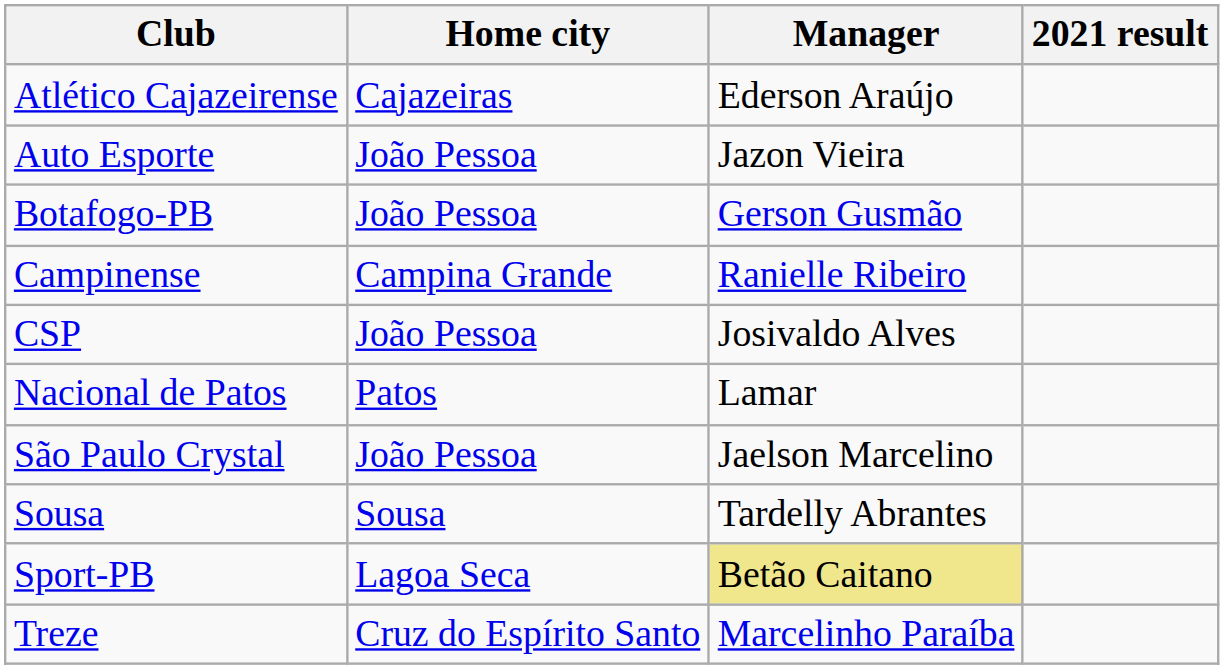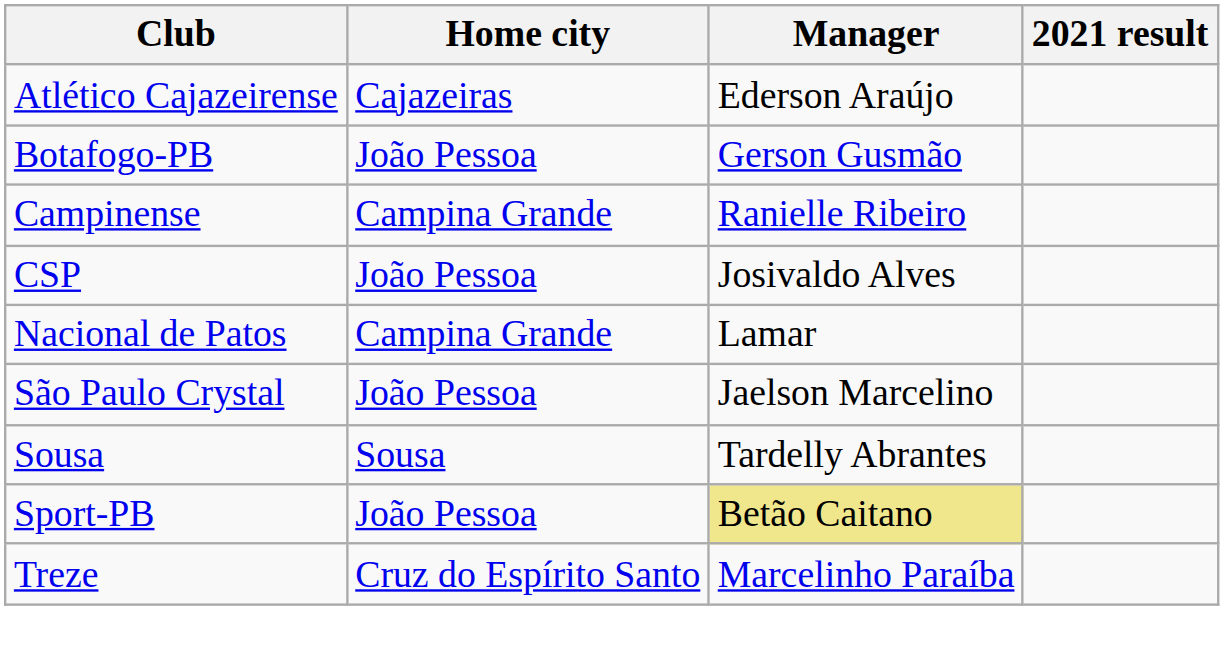- row: (114, 154)
(396, 393) Patos -> (484, 333) Campina Grande
(443, 573) Lagoa Seca -> (446, 513) João Pessoa
